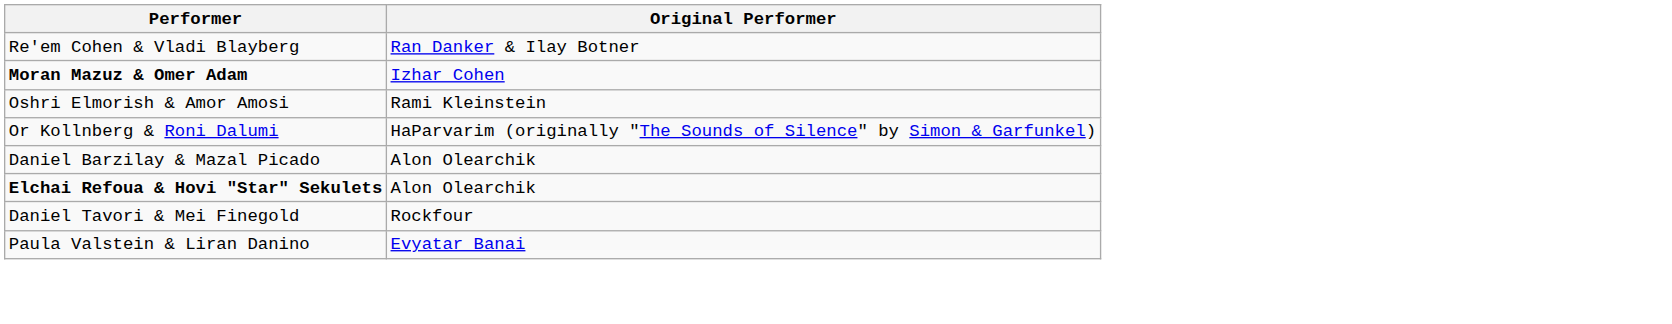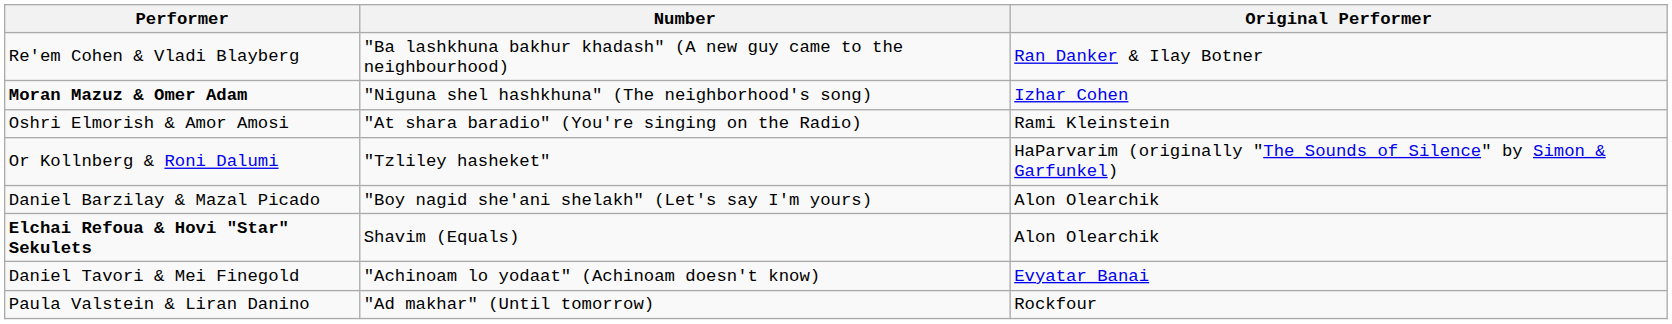+ column: (685, 19)
(432, 216) Rockfour -> (1082, 276) Evyatar Banai
(458, 244) Evyatar Banai -> (1056, 304) Rockfour
